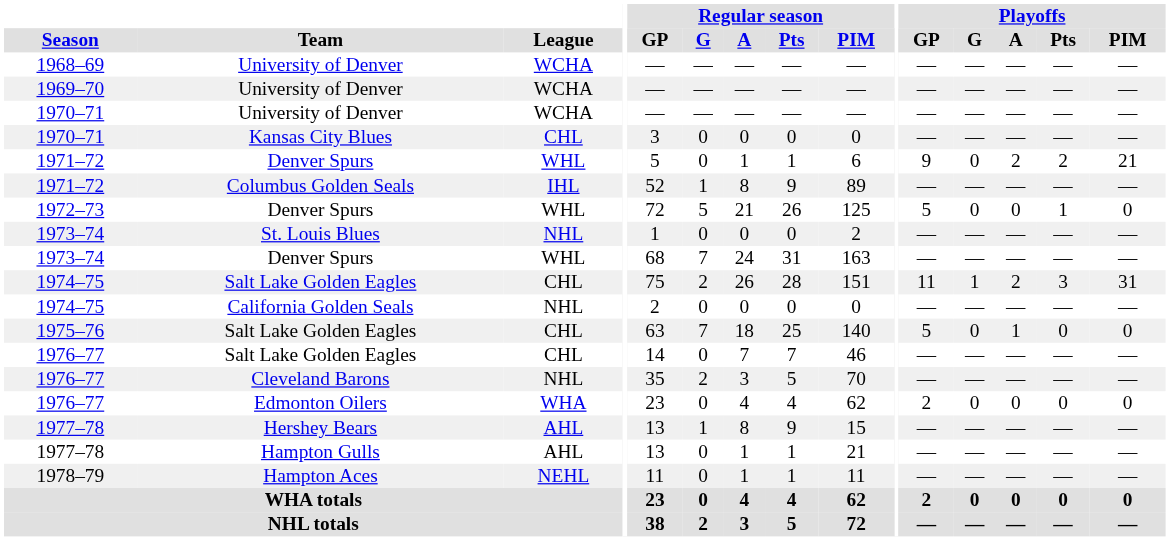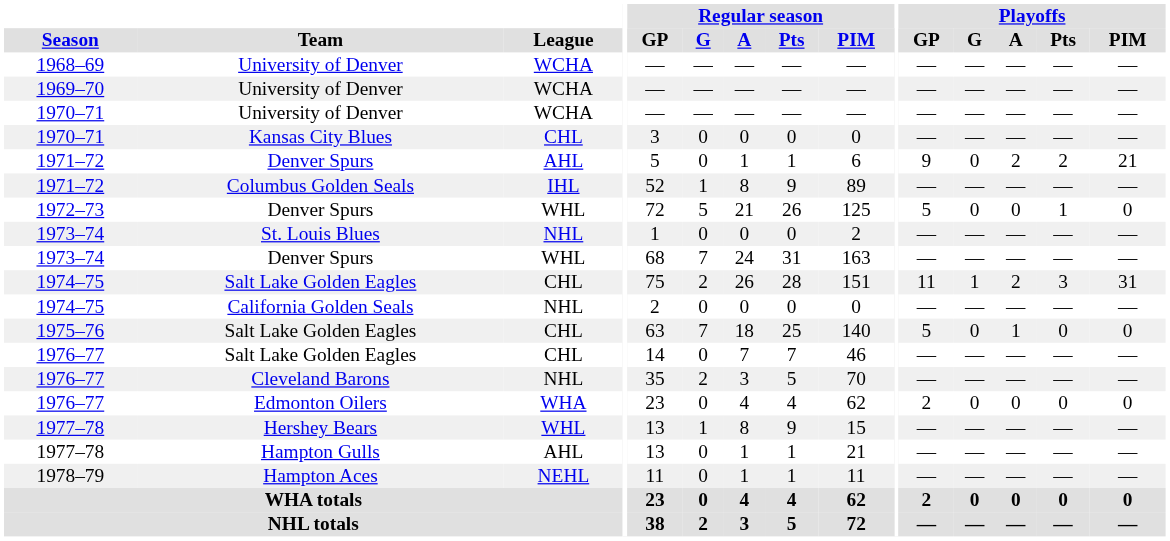(563, 161) WHL -> (563, 161) AHL
(563, 427) AHL -> (563, 427) WHL
